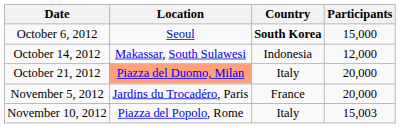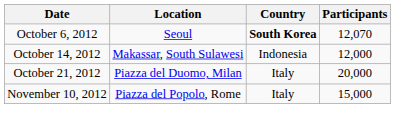(360, 34) 15,000 -> (355, 34) 12,070
(180, 73) lightsalmon background -> (178, 73) no background
- row: (57, 93)
(360, 113) 15,003 -> (355, 93) 15,000
